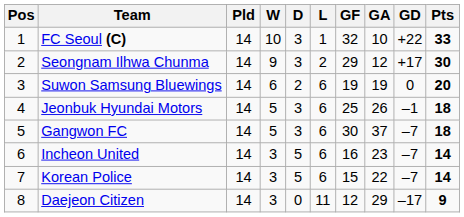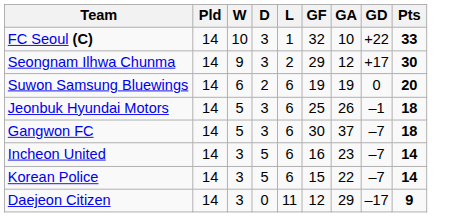- column: (21, 16)
